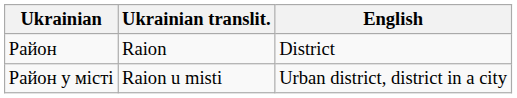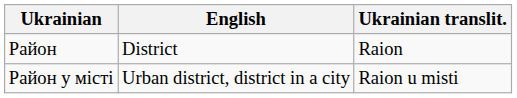columns swapped: (196, 19) <-> (393, 19)
